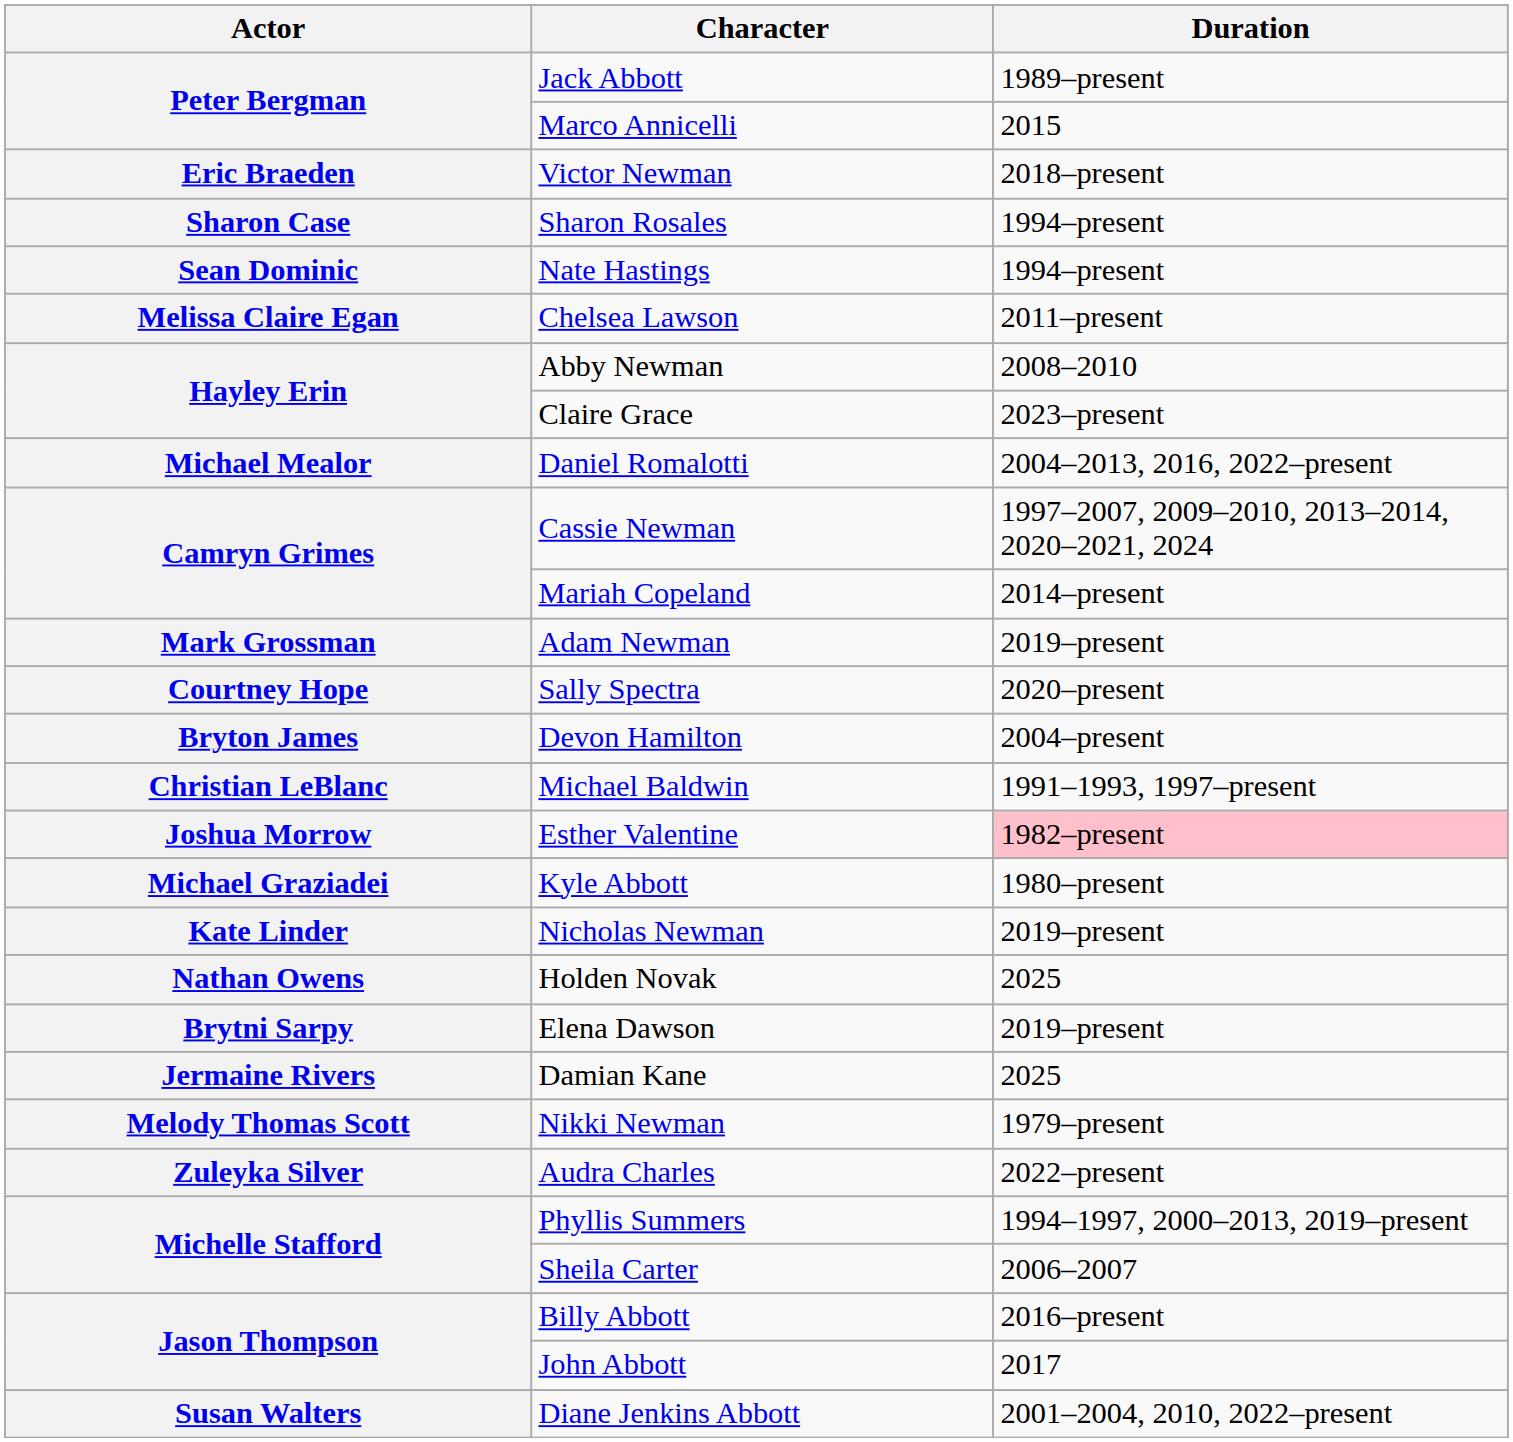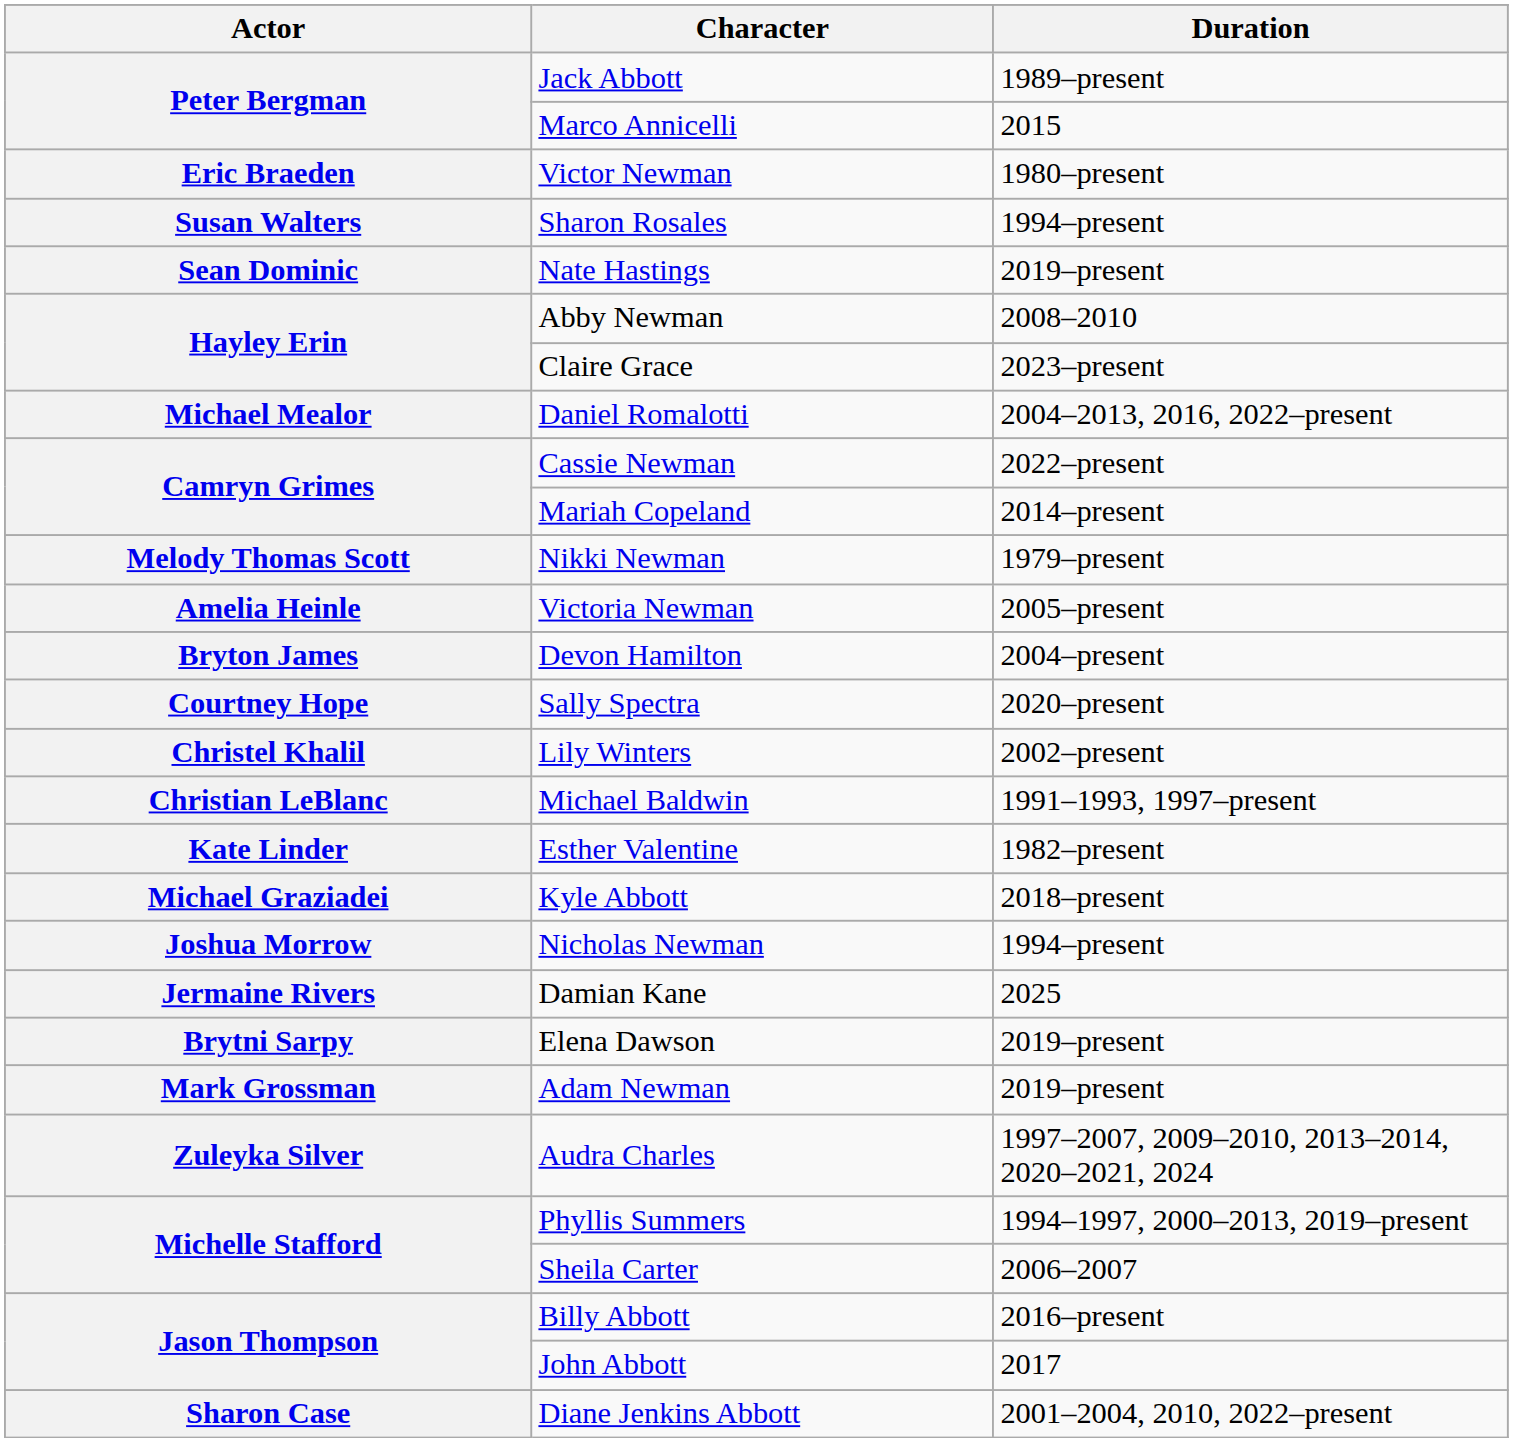(1082, 173) 2018–present -> (1082, 173) 1980–present
(268, 221) Sharon Case -> (268, 221) Susan Walters
(1082, 269) 1994–present -> (1082, 269) 2019–present
- row: (638, 317)
(1225, 527) 1997–2007, 2009–2010, 2013–2014, 2020–2021, 2024 -> (1082, 462) 2022–present
rows swapped: (634, 641) <-> (632, 1123)
+ row: (646, 607)
rows swapped: (619, 689) <-> (640, 737)
+ row: (615, 751)
(268, 834) Joshua Morrow -> (268, 848) Kate Linder
(1082, 834) pink background -> (1082, 848) no background
(1082, 882) 1980–present -> (1082, 896) 2018–present
(268, 930) Kate Linder -> (268, 944) Joshua Morrow
(1082, 930) 2019–present -> (1082, 944) 1994–present
- row: (628, 978)
rows swapped: (622, 1075) <-> (627, 1027)
(1082, 1171) 2022–present -> (1225, 1154) 1997–2007, 2009–2010, 2013–2014, 2020–2021, 2024
(268, 1412) Susan Walters -> (268, 1412) Sharon Case
